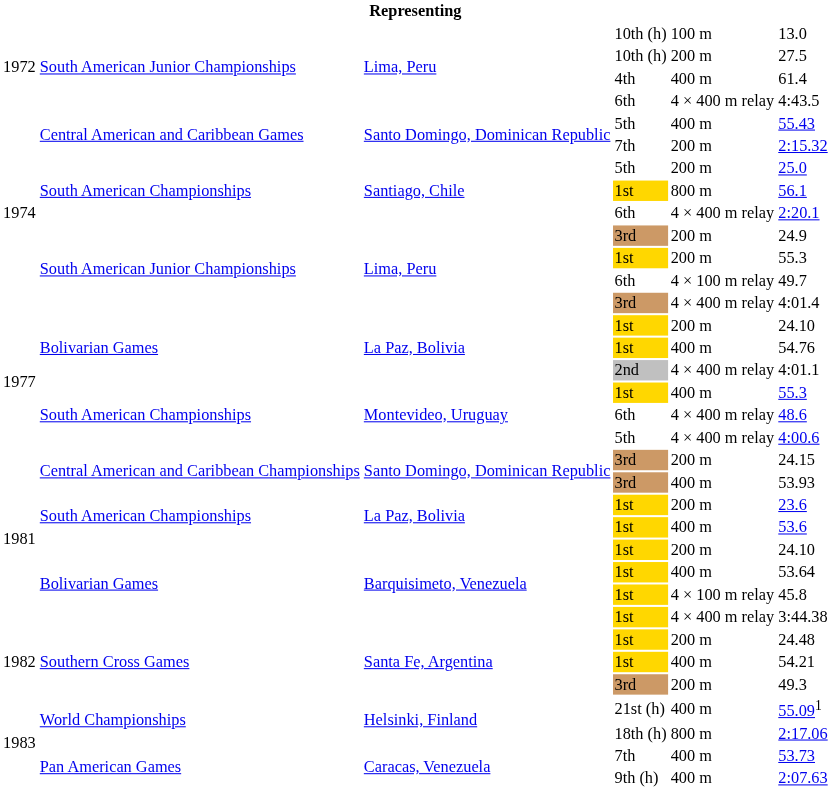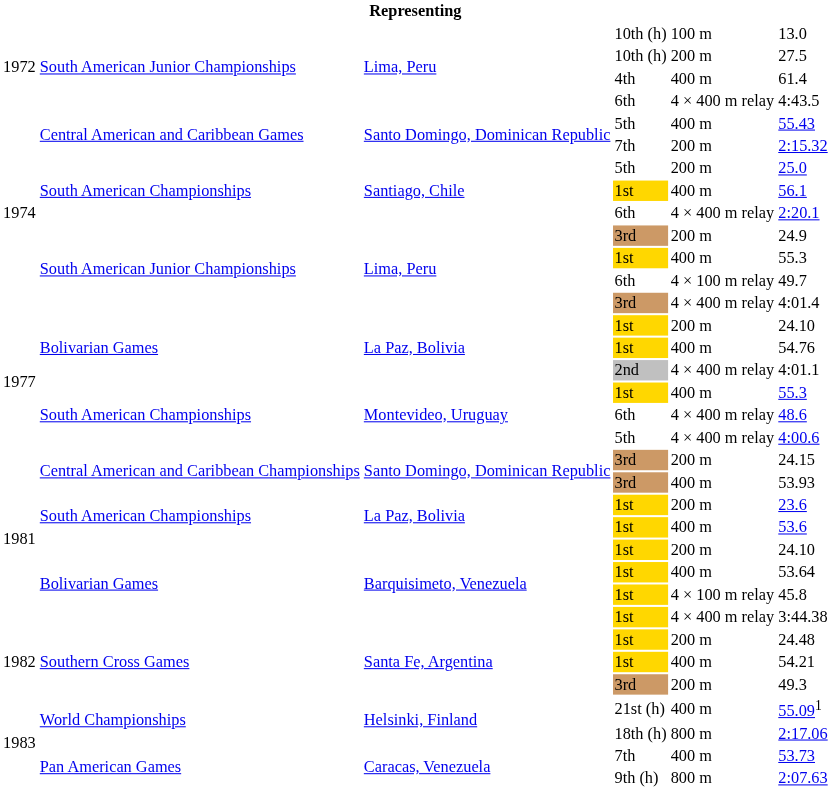(691, 190) 800 m -> (691, 190) 400 m
(691, 258) 200 m -> (691, 258) 400 m
(691, 778) 400 m -> (691, 778) 800 m
